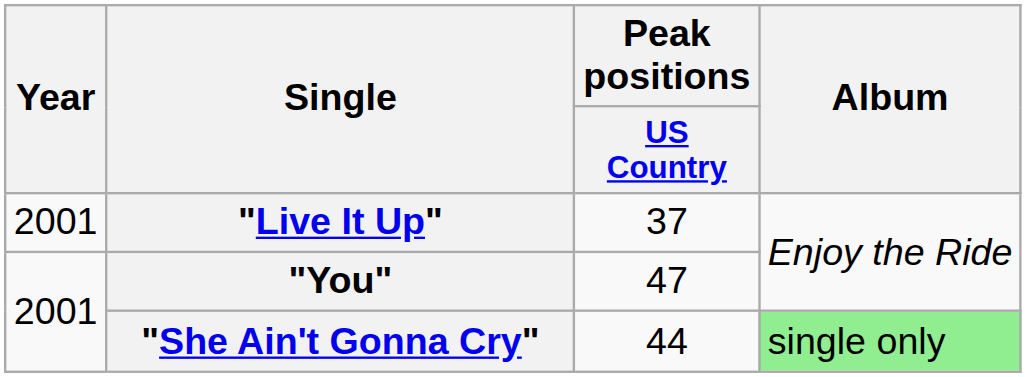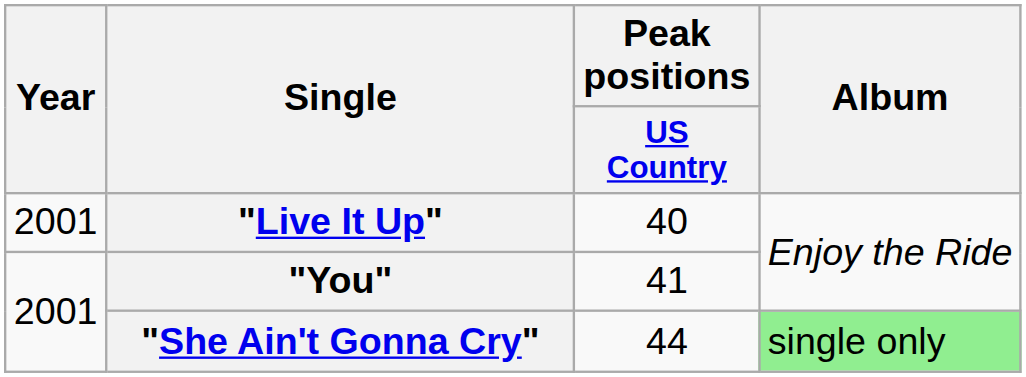(667, 221) 37 -> (667, 221) 40
(667, 281) 47 -> (667, 281) 41
